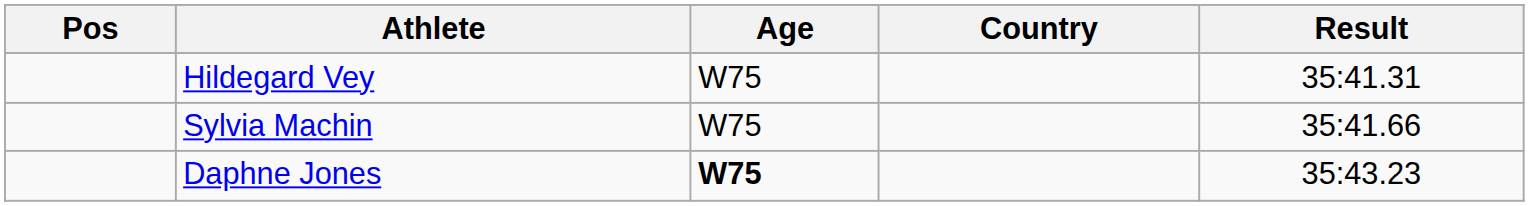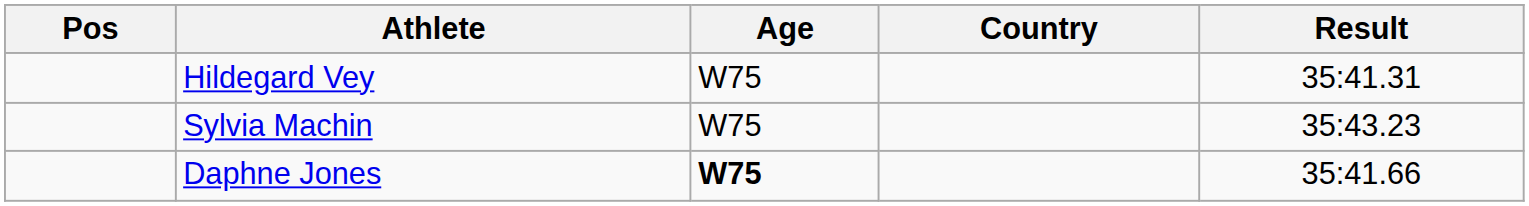(1361, 126) 35:41.66 -> (1361, 126) 35:43.23
(1361, 175) 35:43.23 -> (1361, 175) 35:41.66
